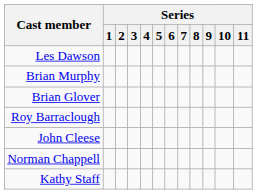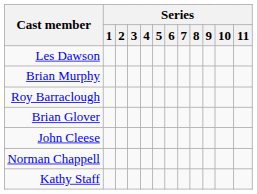rows swapped: (55, 117) <-> (66, 96)
